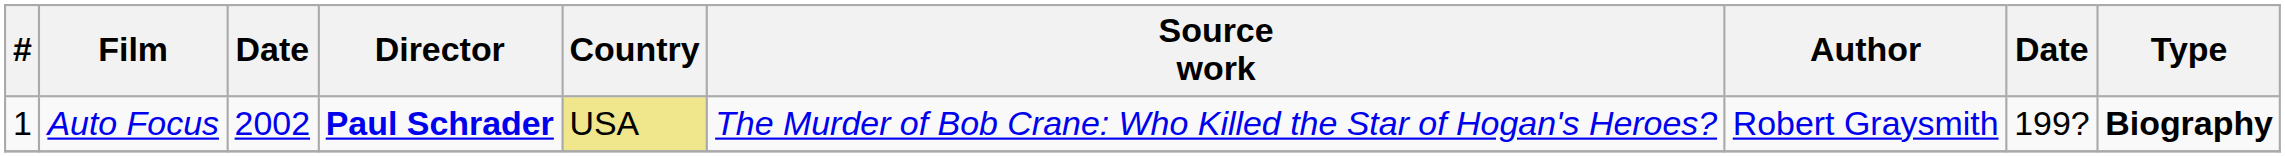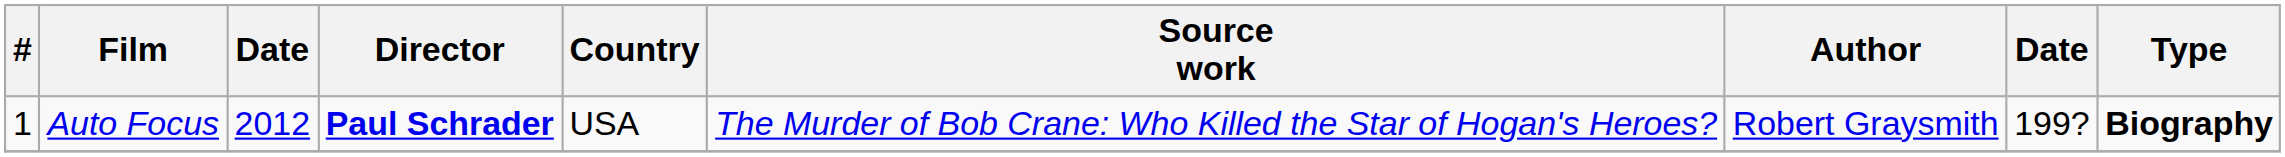(272, 123) 2002 -> (272, 123) 2012
(604, 123) khaki background -> (604, 123) no background
